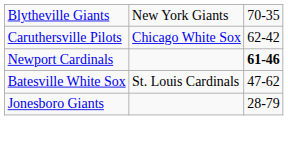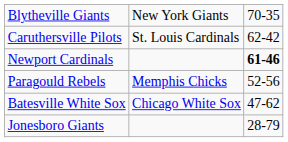(186, 37) Chicago White Sox -> (186, 37) St. Louis Cardinals
+ row: (57, 81)
(186, 81) St. Louis Cardinals -> (186, 103) Chicago White Sox
